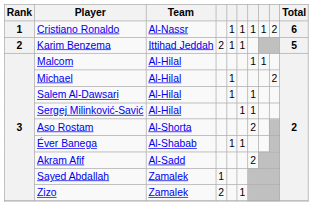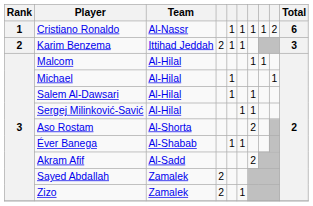(294, 46) 5 -> (294, 46) 3
(274, 78) 2 -> (274, 78) 1
(221, 177) 1 -> (221, 177) 2
